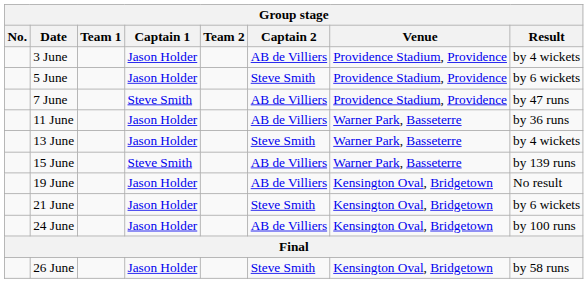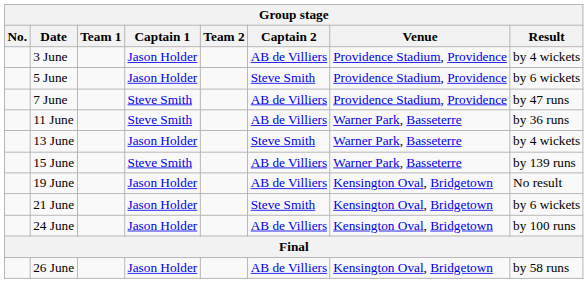(162, 120) Jason Holder -> (160, 120) Steve Smith
(283, 267) Steve Smith -> (289, 267) AB de Villiers
